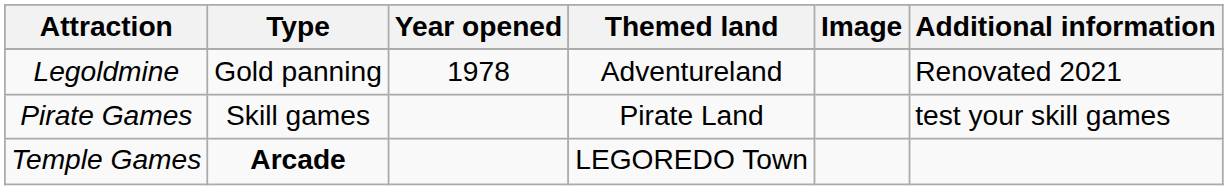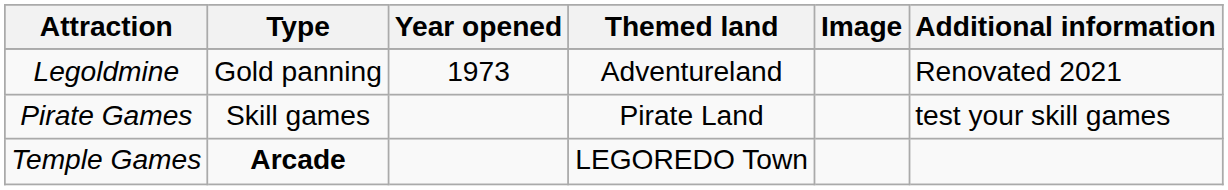(479, 71) 1978 -> (479, 71) 1973
